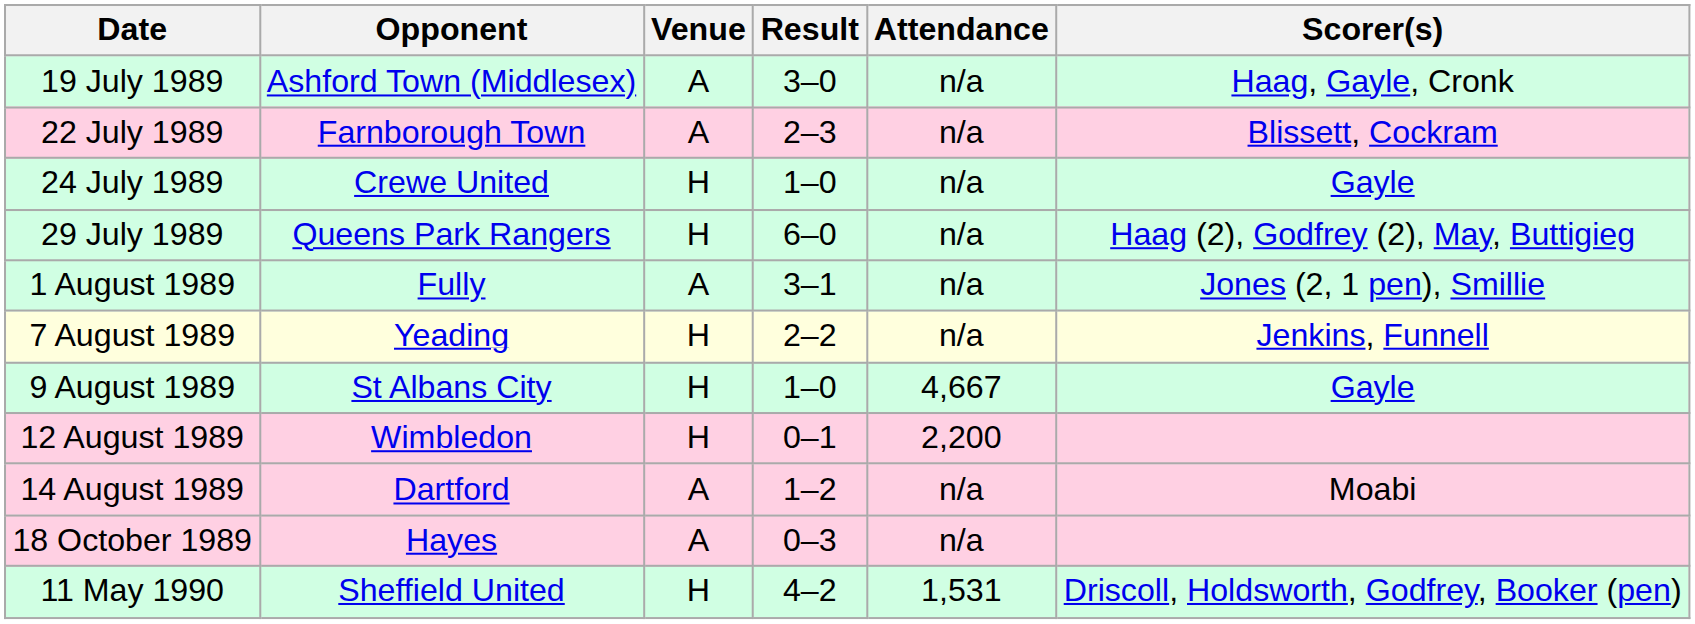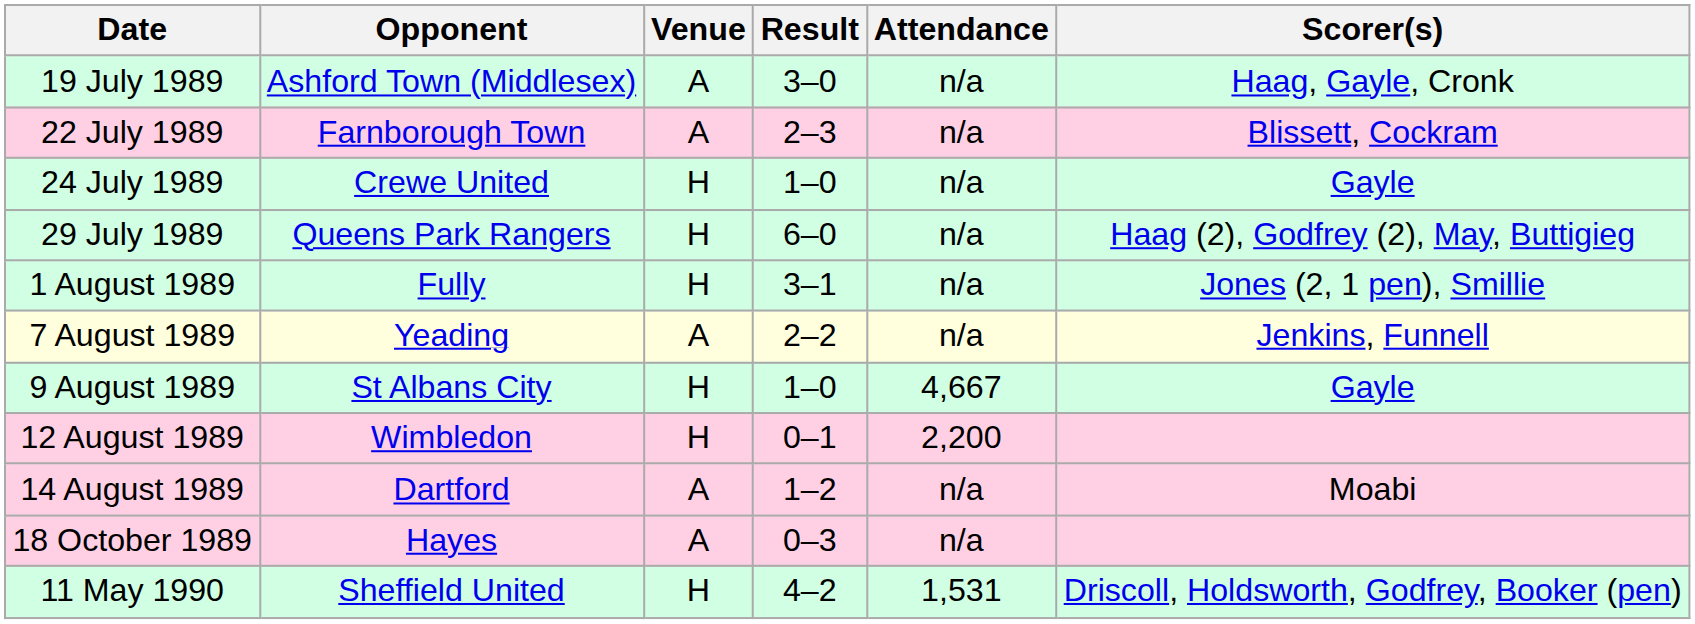(698, 285) A -> (698, 285) H
(698, 336) H -> (698, 336) A
